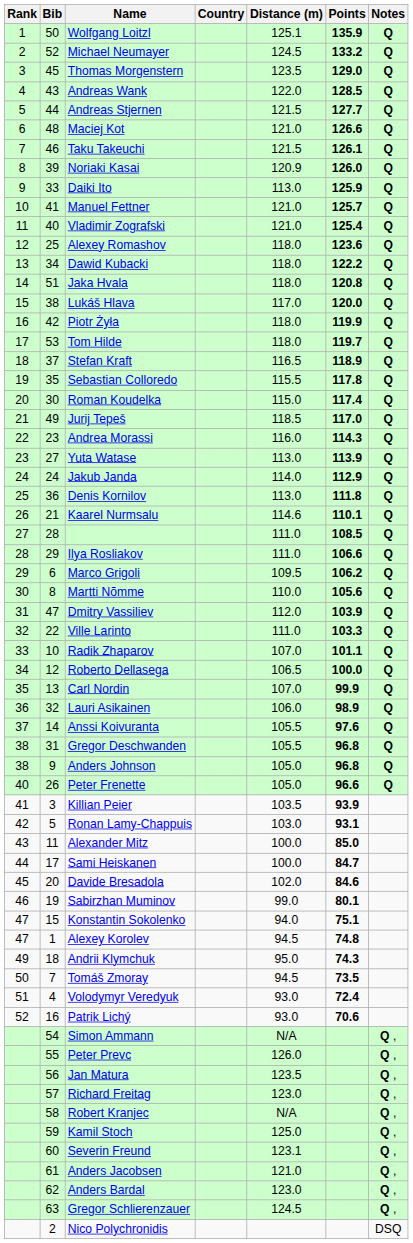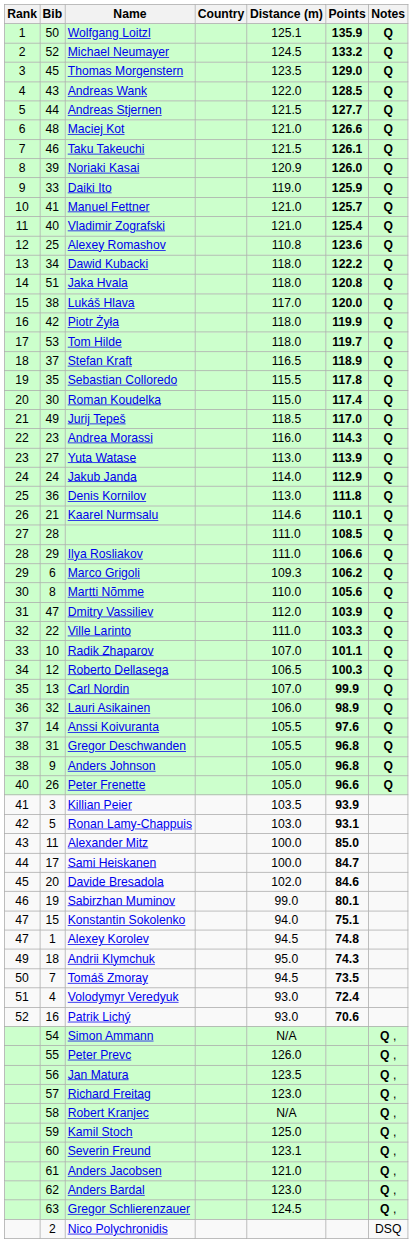(286, 187) 113.0 -> (286, 187) 119.0
(286, 245) 118.0 -> (286, 245) 110.8
(286, 573) 109.5 -> (286, 573) 109.3
(347, 669) 100.0 -> (347, 669) 100.3
